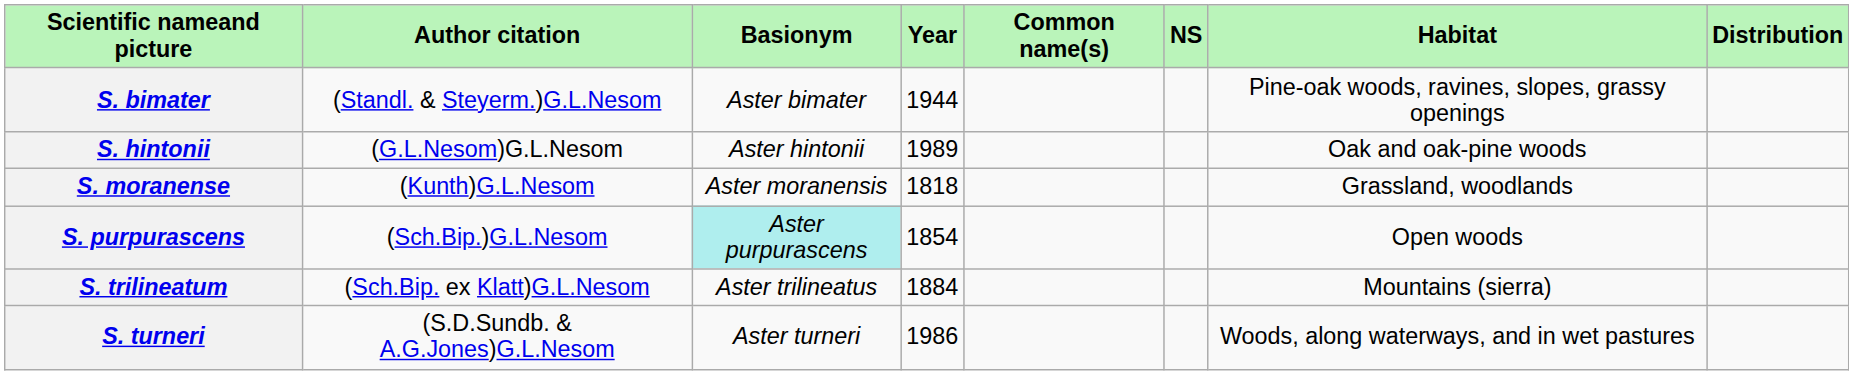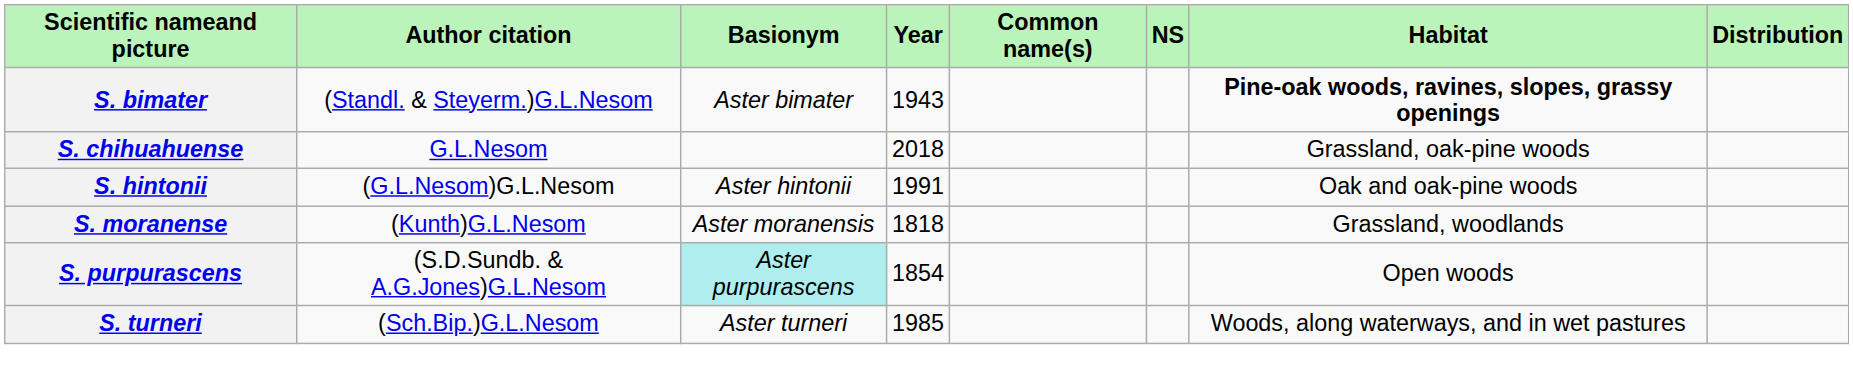(932, 99) 1944 -> (918, 99) 1943
(1457, 99) normal -> (1448, 99) bold
+ row: (151, 149)
(932, 149) 1989 -> (918, 186) 1991
(497, 236) (Sch.Bip.)G.L.Nesom -> (488, 273) (S.D.Sundb. & A.G.Jones)G.L.Nesom
- row: (153, 287)
(497, 337) (S.D.Sundb. & A.G.Jones)G.L.Nesom -> (488, 324) (Sch.Bip.)G.L.Nesom
(932, 337) 1986 -> (918, 324) 1985
